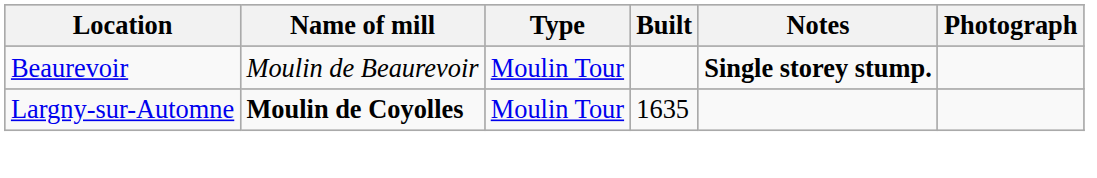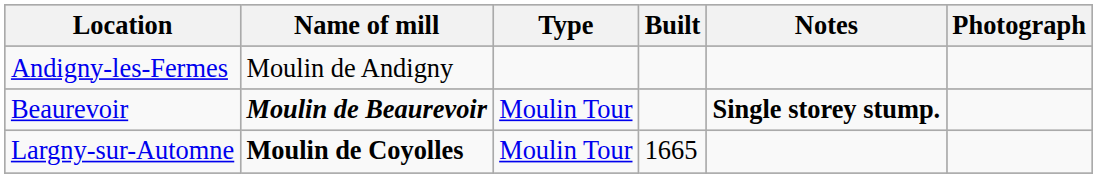+ row: (119, 67)
(363, 67) normal -> (367, 109) bold
(663, 109) 1635 -> (671, 151) 1665
